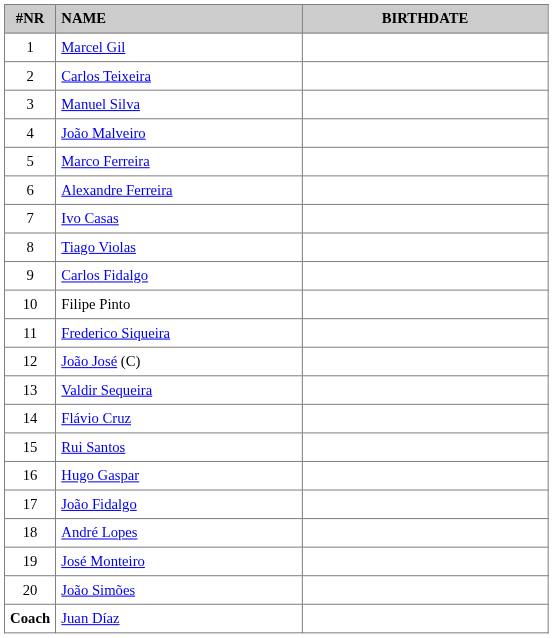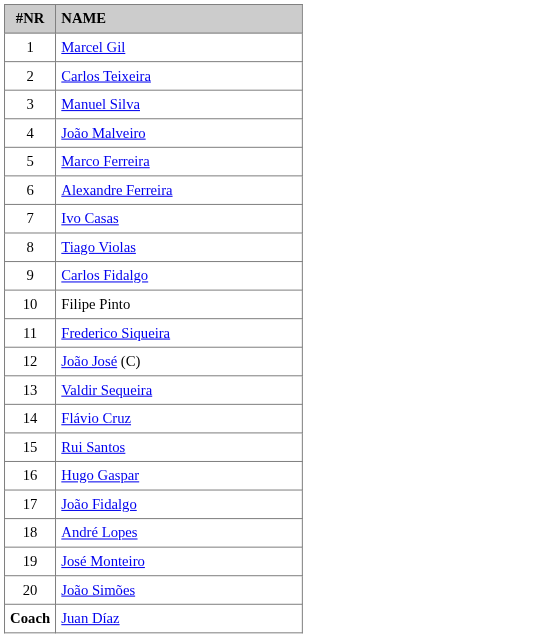- column: (425, 18)
